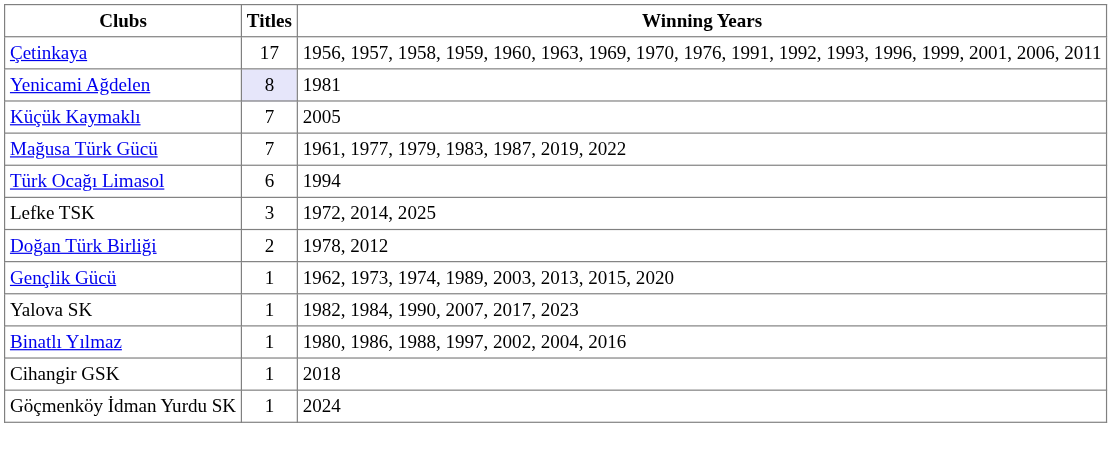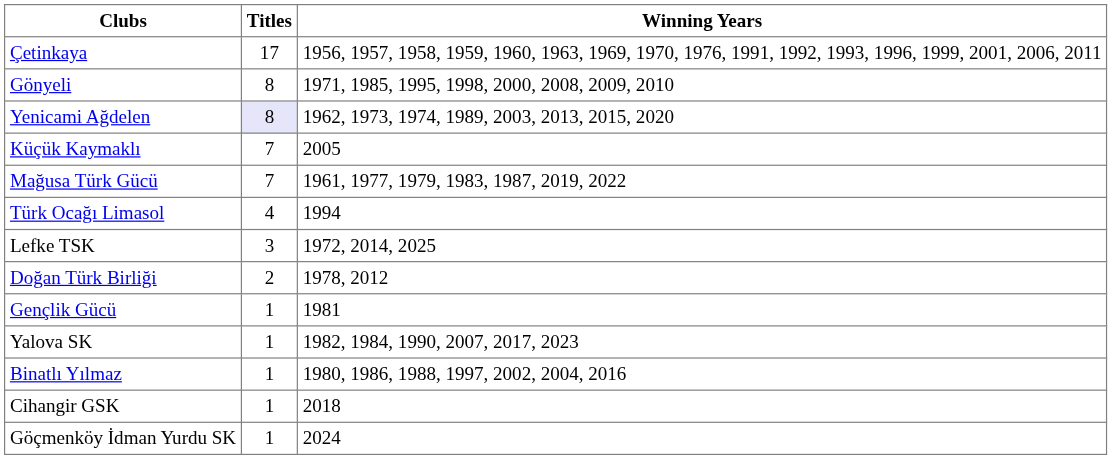+ row: (41, 84)
(322, 84) 1981 -> (488, 116) 1962, 1973, 1974, 1989, 2003, 2013, 2015, 2020
(269, 181) 6 -> (269, 213) 4
(488, 277) 1962, 1973, 1974, 1989, 2003, 2013, 2015, 2020 -> (322, 309) 1981
